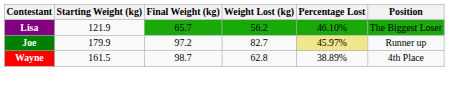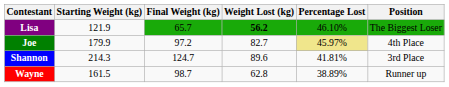(259, 27) normal -> (259, 27) bold
(406, 43) Runner up -> (406, 43) 4th Place
+ row: (29, 58)
(406, 58) 4th Place -> (406, 74) Runner up
